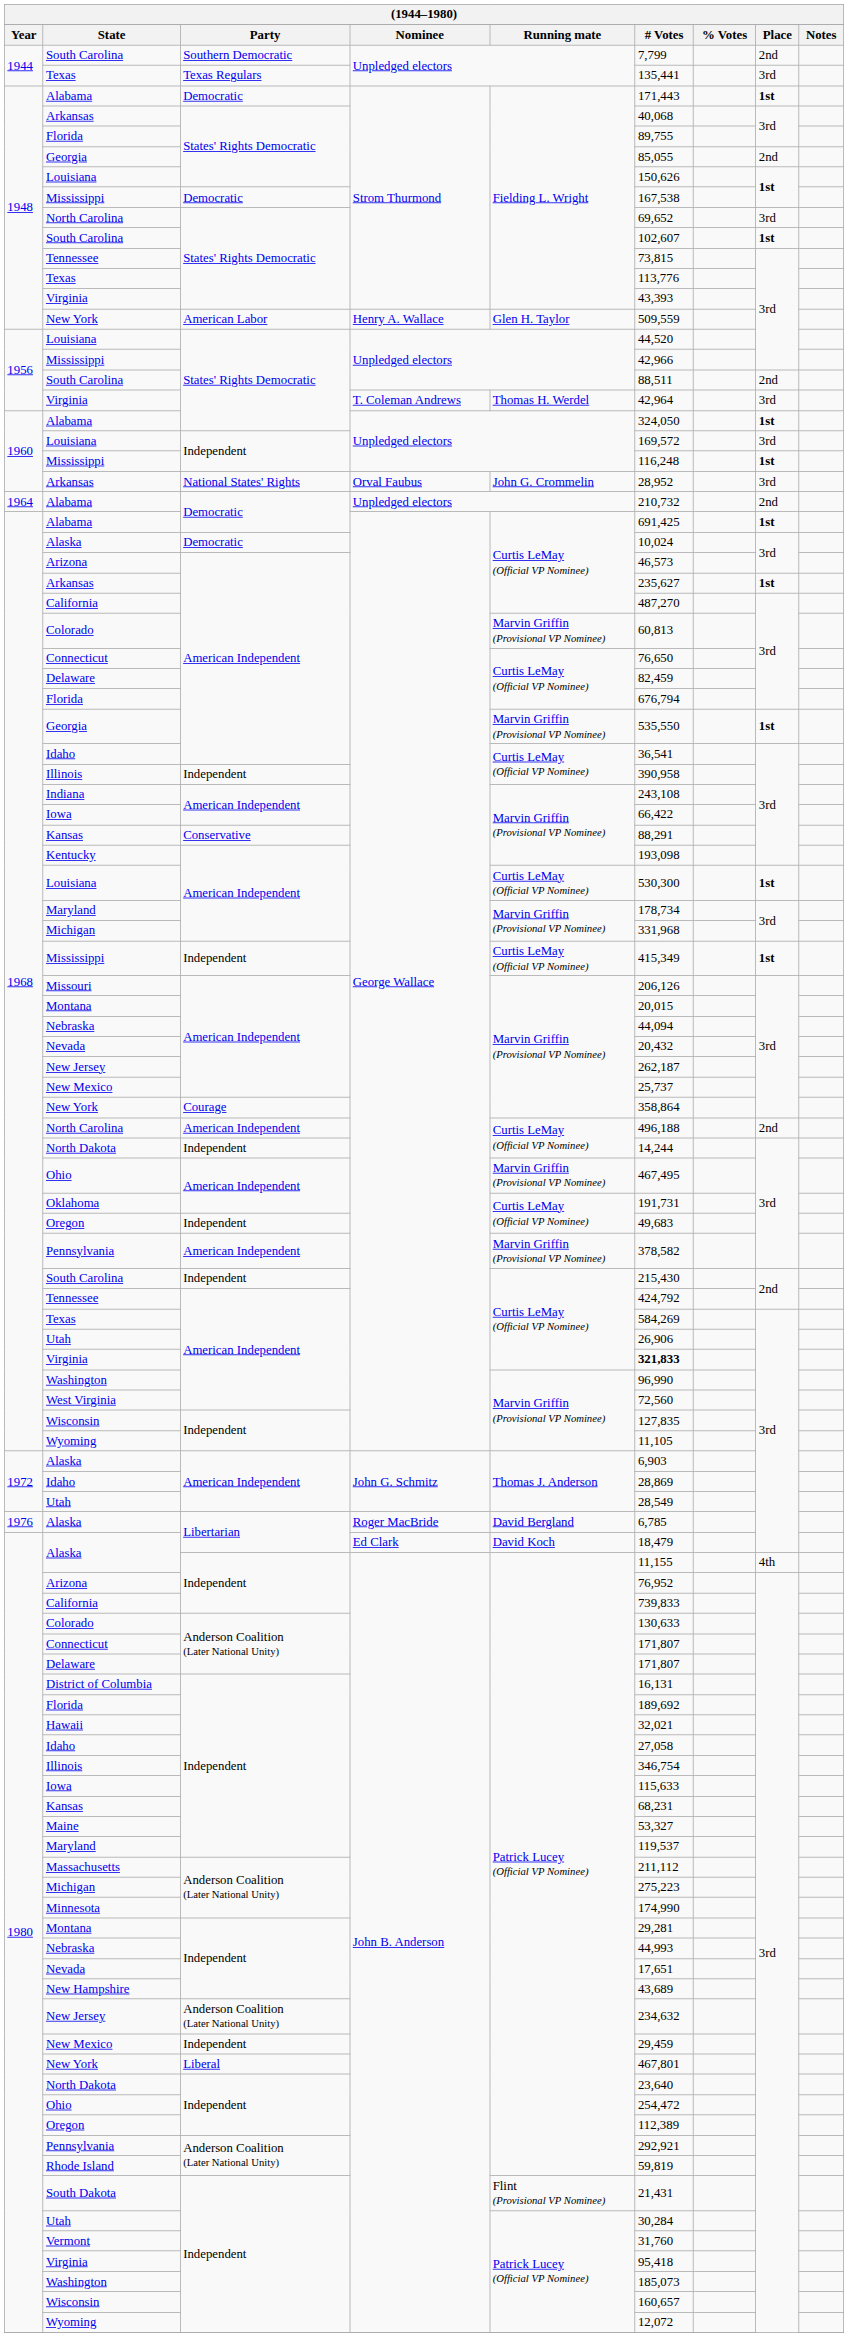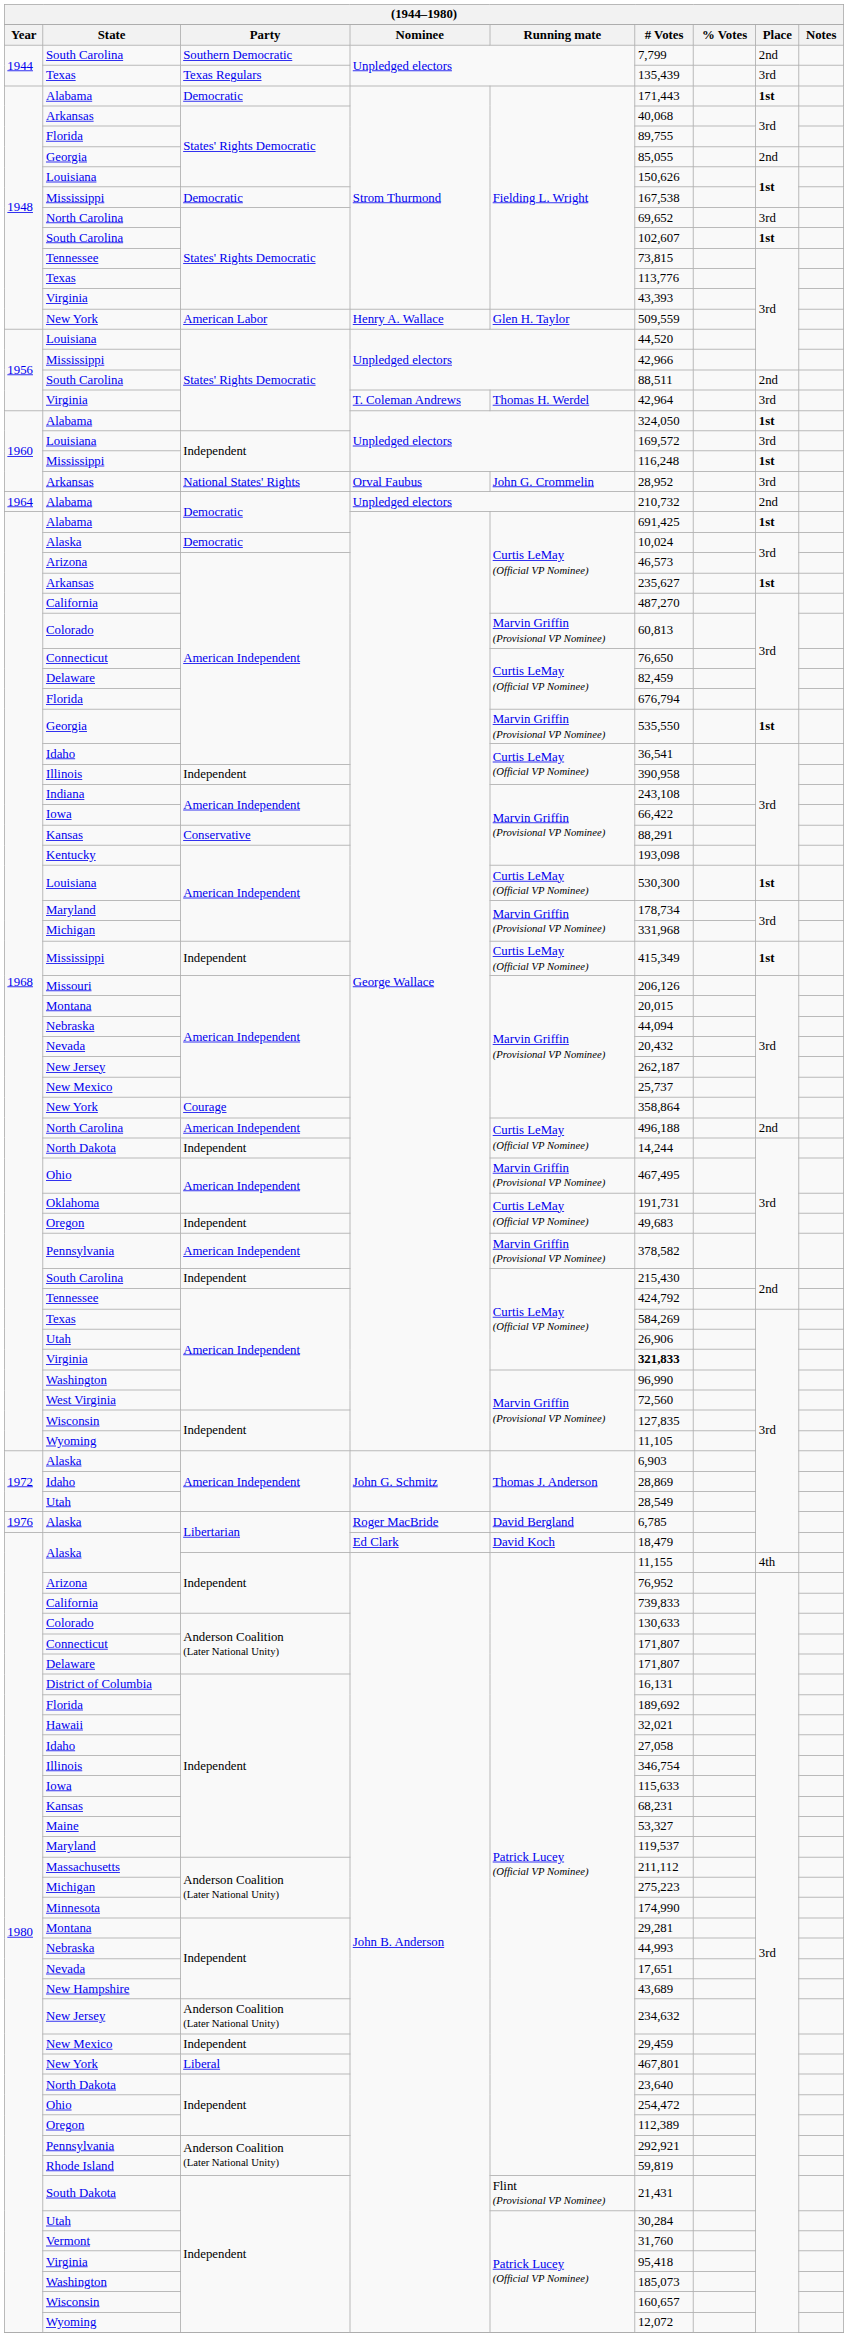(659, 75) 135,441 -> (659, 75) 135,439
